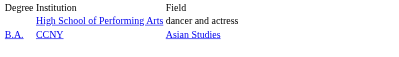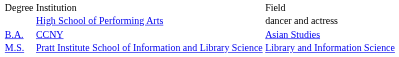+ row: (15, 48)
